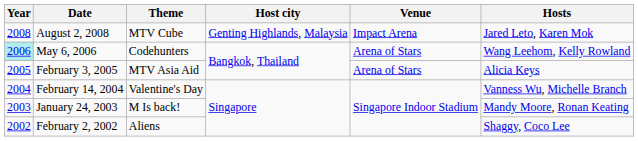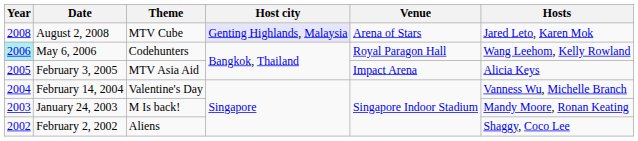(278, 32) no background -> (278, 32) lavender background
(385, 32) Impact Arena -> (387, 32) Arena of Stars
(387, 51) Arena of Stars -> (400, 51) Royal Paragon Hall
(387, 70) Arena of Stars -> (385, 70) Impact Arena
